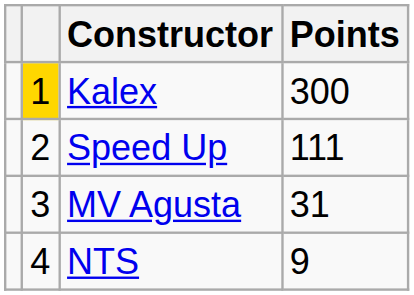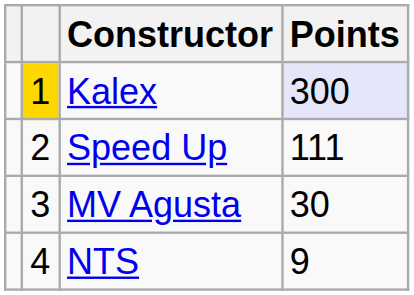(320, 91) no background -> (320, 91) lavender background
(310, 205) 31 -> (310, 205) 30
